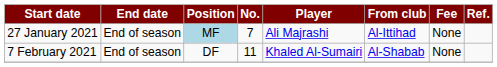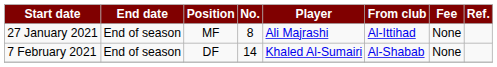(211, 33) lightblue background -> (211, 33) no background
(250, 33) 7 -> (250, 33) 8
(250, 52) 11 -> (250, 52) 14
